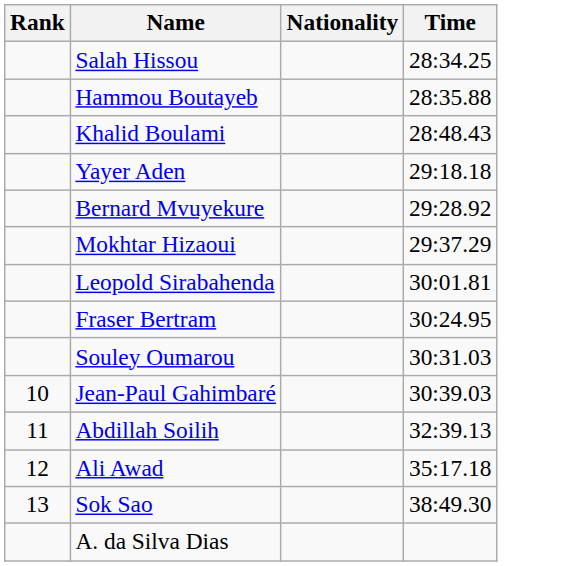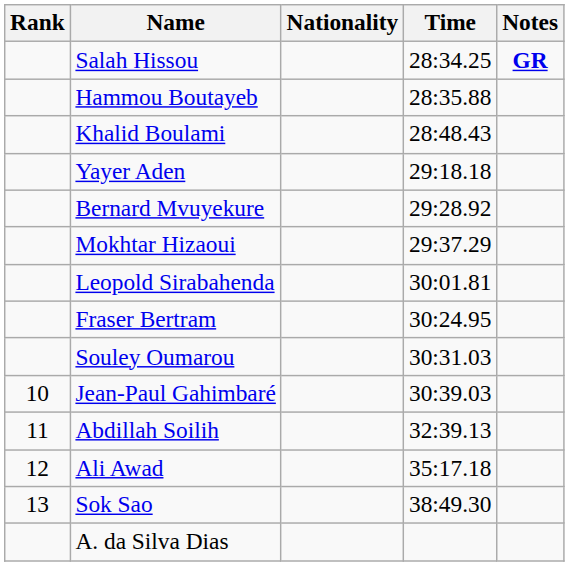+ column: (530, 23)
